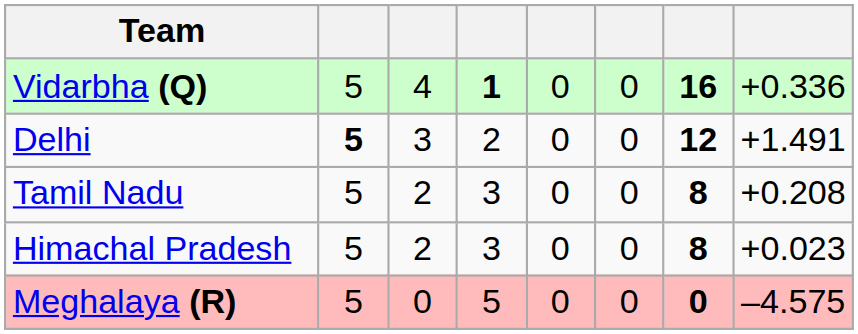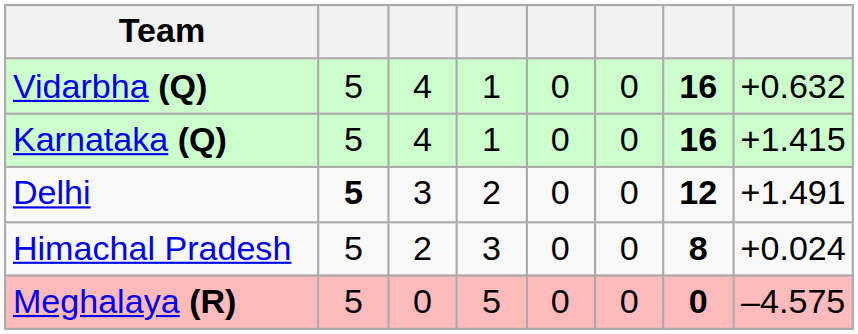(491, 85) bold -> (491, 85) normal
(793, 85) +0.336 -> (793, 85) +0.632
+ row: (120, 139)
- row: (98, 193)
(793, 247) +0.023 -> (793, 247) +0.024
